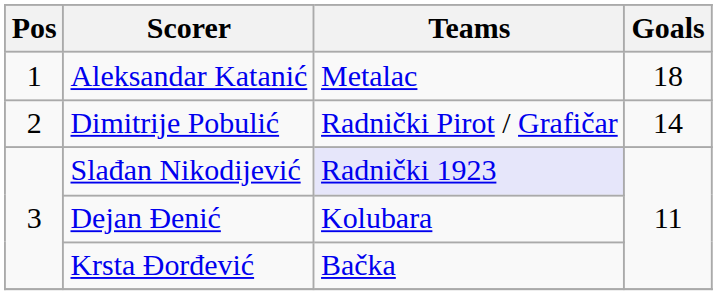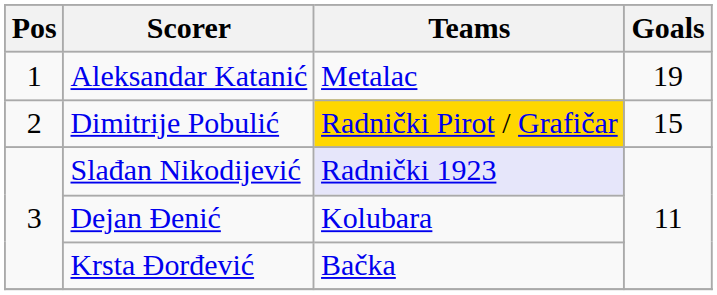(668, 75) 18 -> (668, 75) 19
(469, 123) no background -> (469, 123) gold background
(668, 123) 14 -> (668, 123) 15
